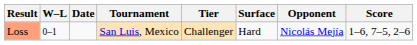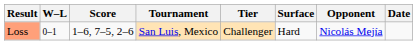columns swapped: (83, 13) <-> (379, 13)
